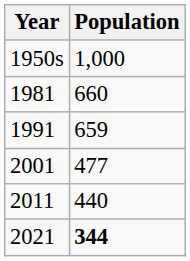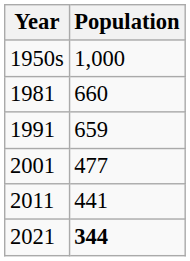(91, 201) 440 -> (91, 201) 441
